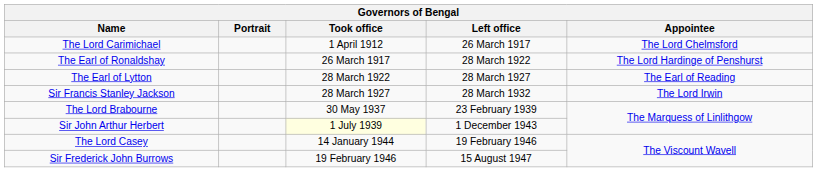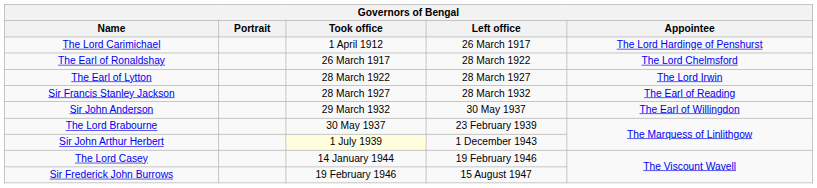(690, 45) The Lord Chelmsford -> (690, 45) The Lord Hardinge of Penshurst
(690, 61) The Lord Hardinge of Penshurst -> (690, 61) The Lord Chelmsford
(690, 77) The Earl of Reading -> (690, 77) The Lord Irwin
(690, 93) The Lord Irwin -> (690, 93) The Earl of Reading
+ row: (111, 110)
